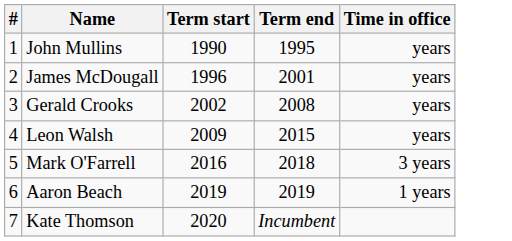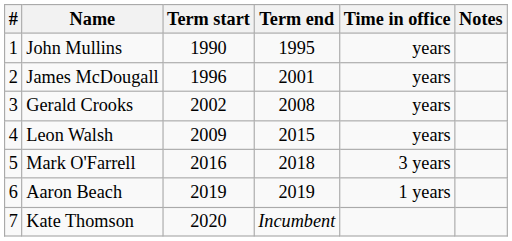+ column: (481, 18)
